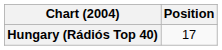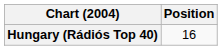(189, 34) 17 -> (189, 34) 16
